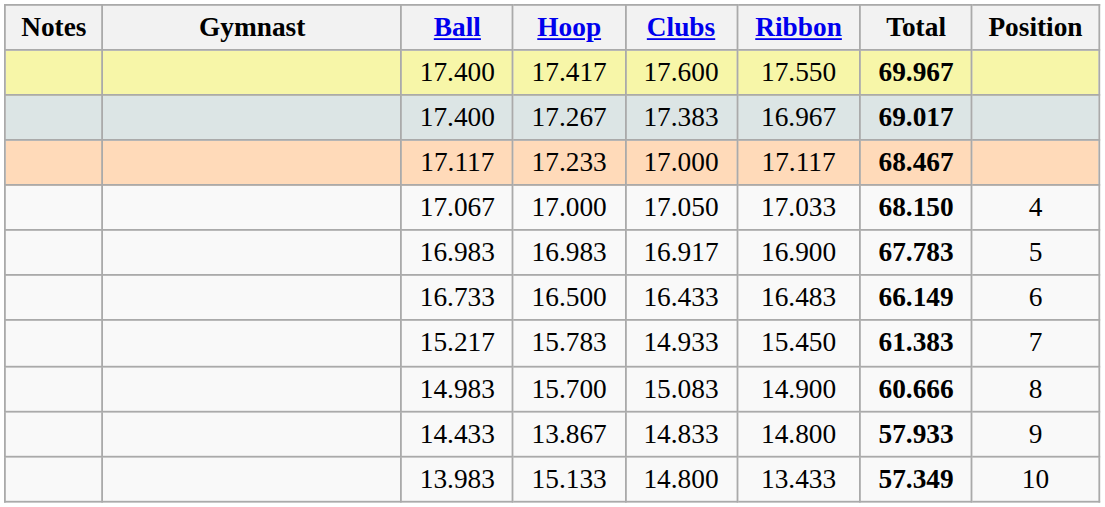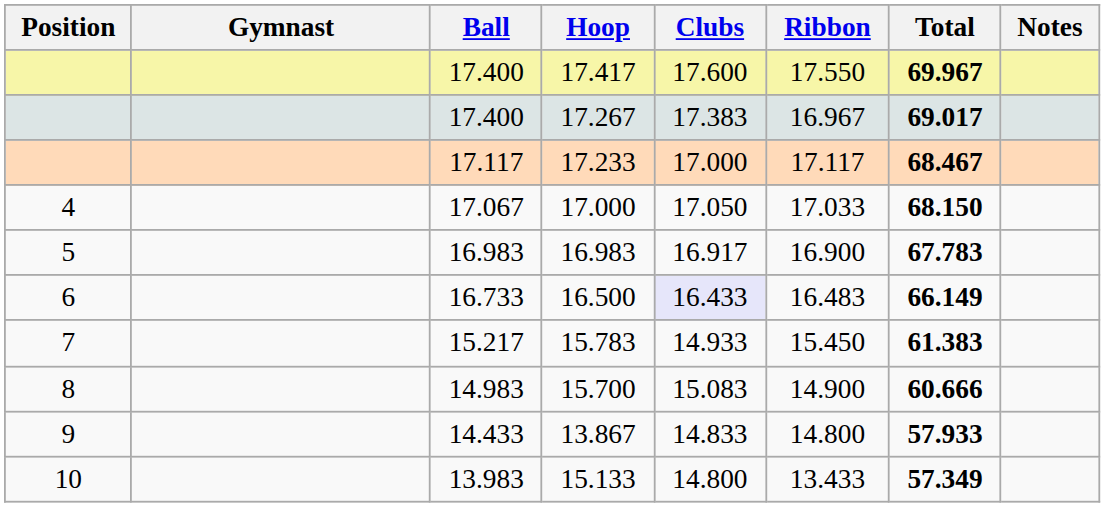columns swapped: (1035, 27) <-> (54, 27)
(681, 297) no background -> (710, 297) lavender background
